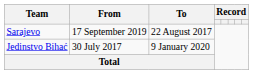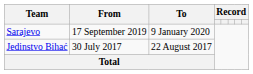(181, 31) 22 August 2017 -> (180, 31) 9 January 2020
(180, 46) 9 January 2020 -> (181, 46) 22 August 2017
